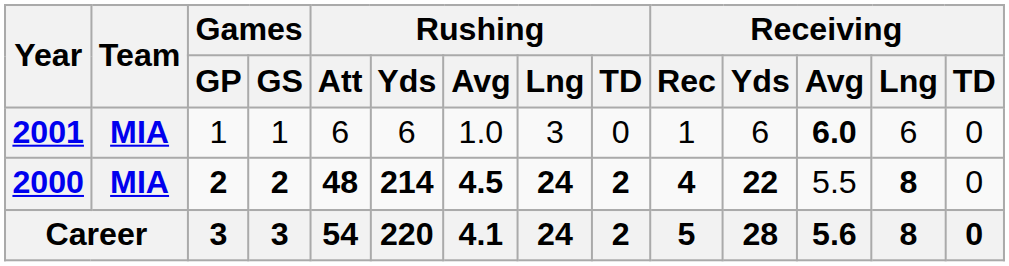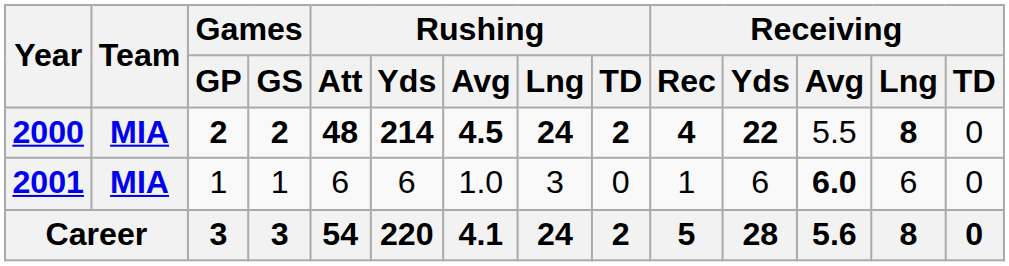rows swapped: (48, 183) <-> (48, 132)
